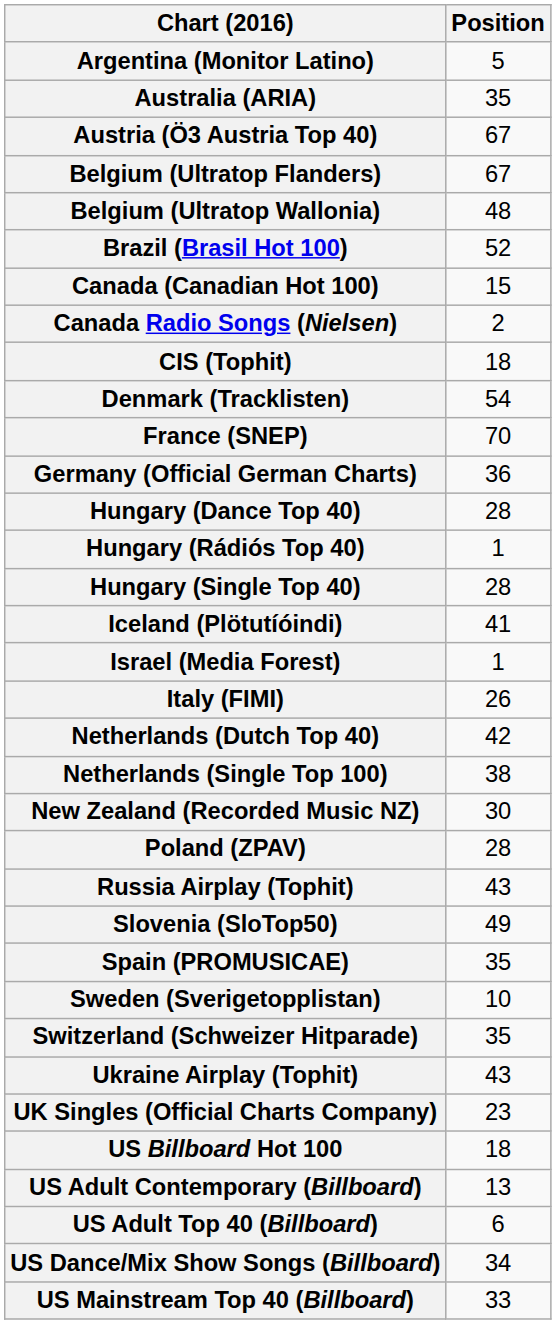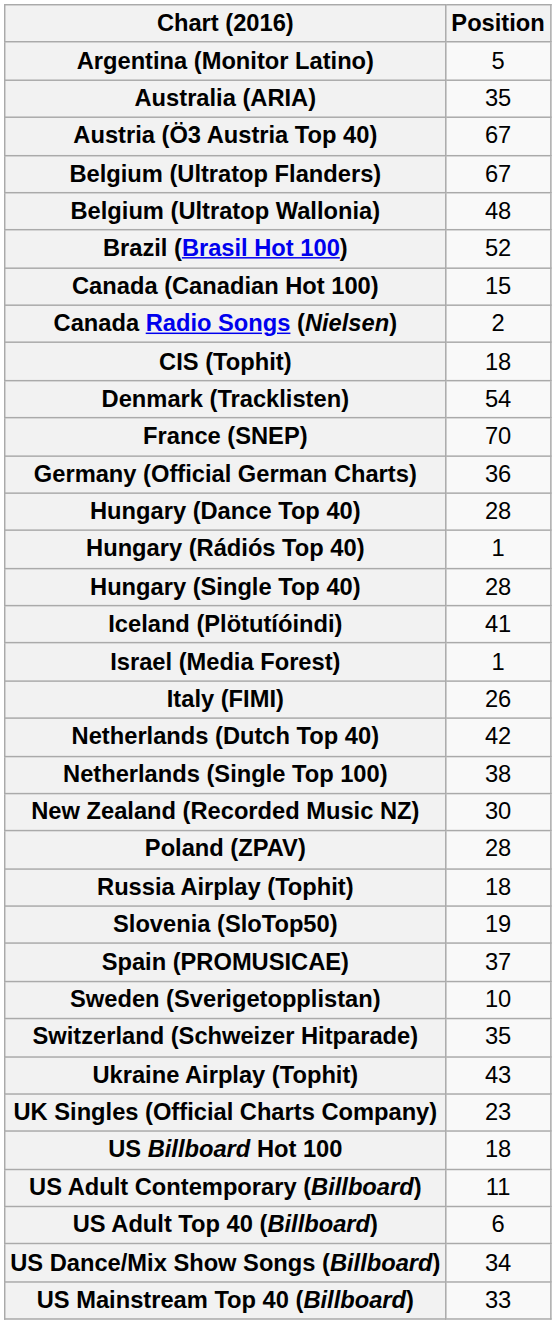(498, 887) 43 -> (498, 887) 18
(498, 924) 49 -> (498, 924) 19
(498, 962) 35 -> (498, 962) 37
(498, 1187) 13 -> (498, 1187) 11
